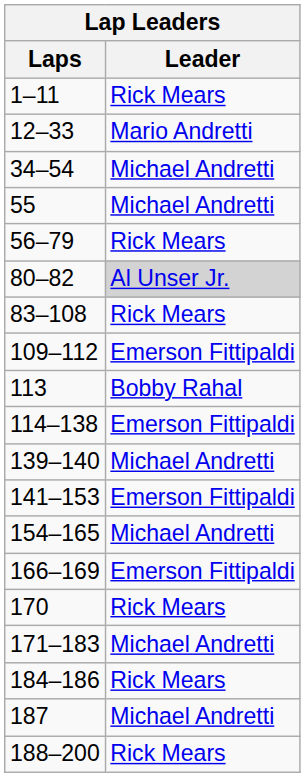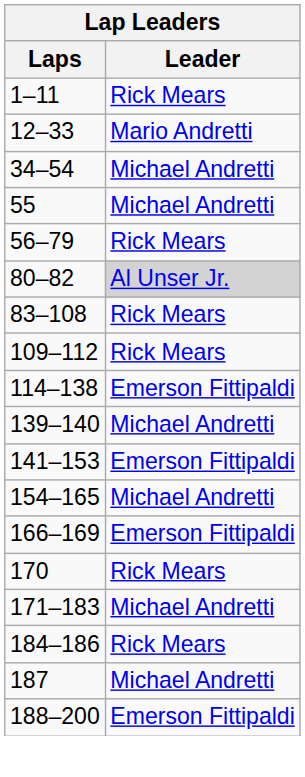(203, 351) Emerson Fittipaldi -> (168, 351) Rick Mears
- row: (28, 388)
(168, 753) Rick Mears -> (203, 717) Emerson Fittipaldi
